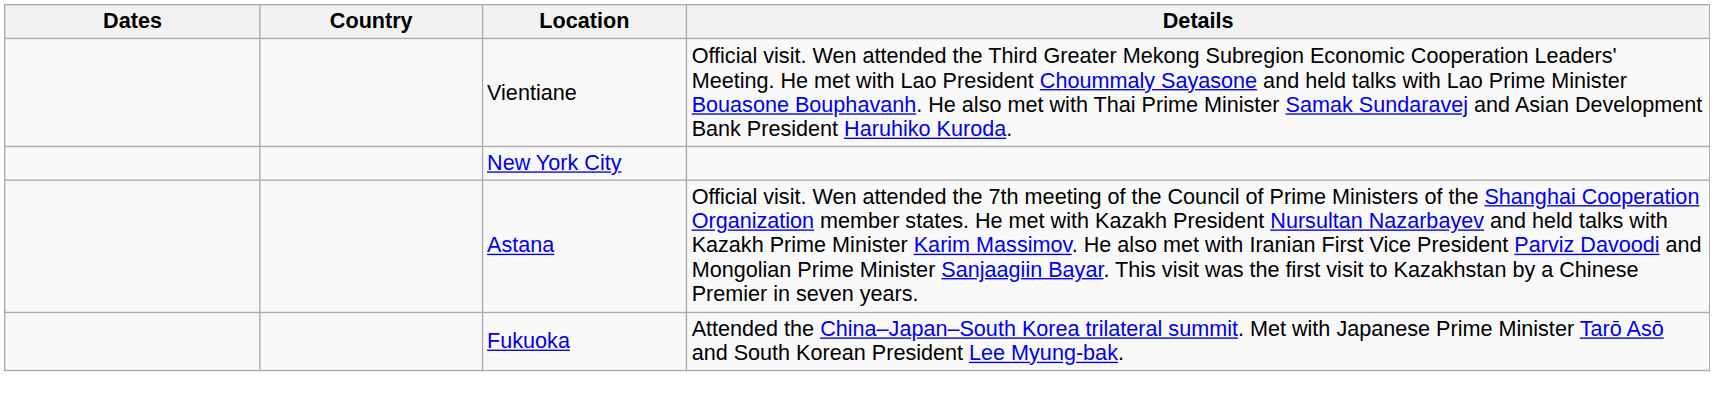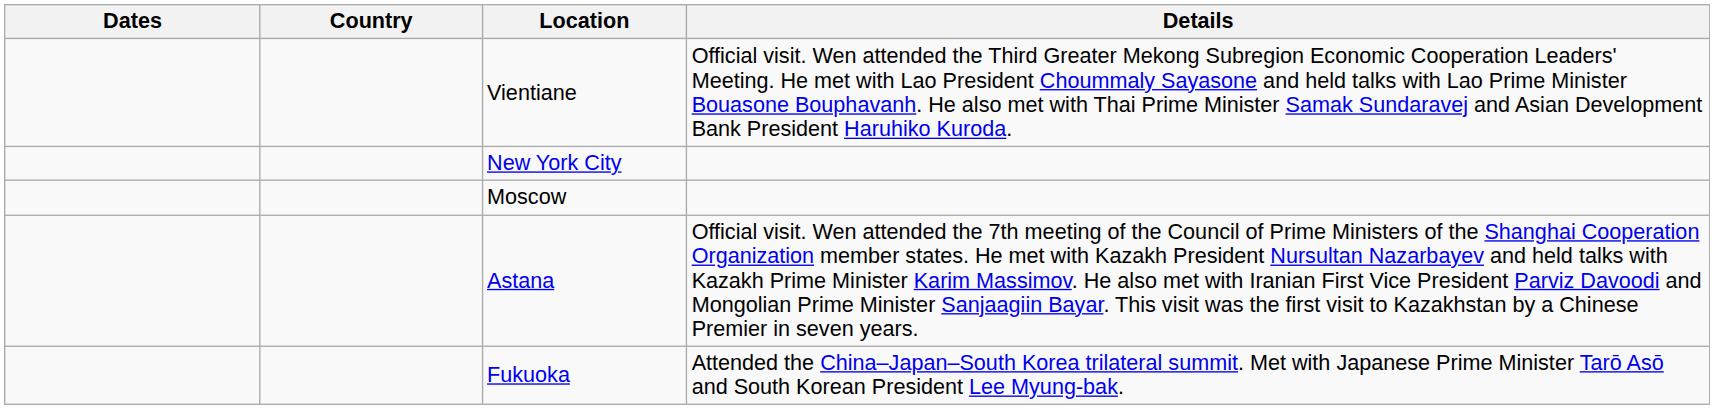+ row: (527, 197)
